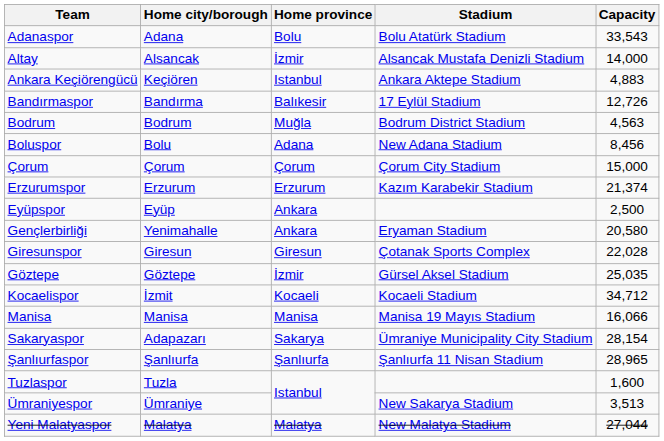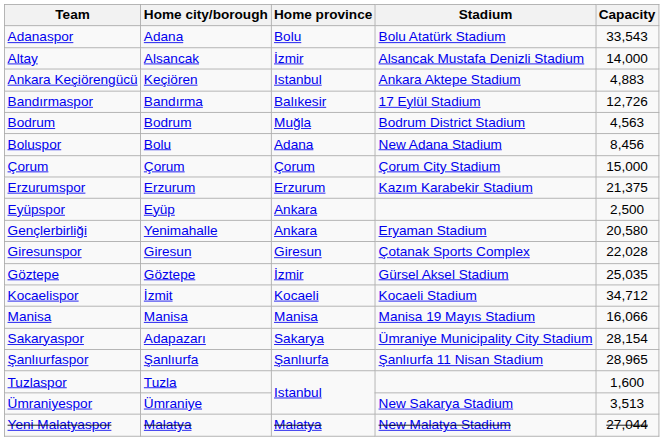(627, 187) 21,374 -> (627, 187) 21,375
